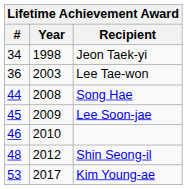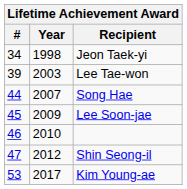(14, 74) 36 -> (14, 74) 39
(47, 94) 2008 -> (47, 94) 2007
(14, 154) 48 -> (14, 154) 47
